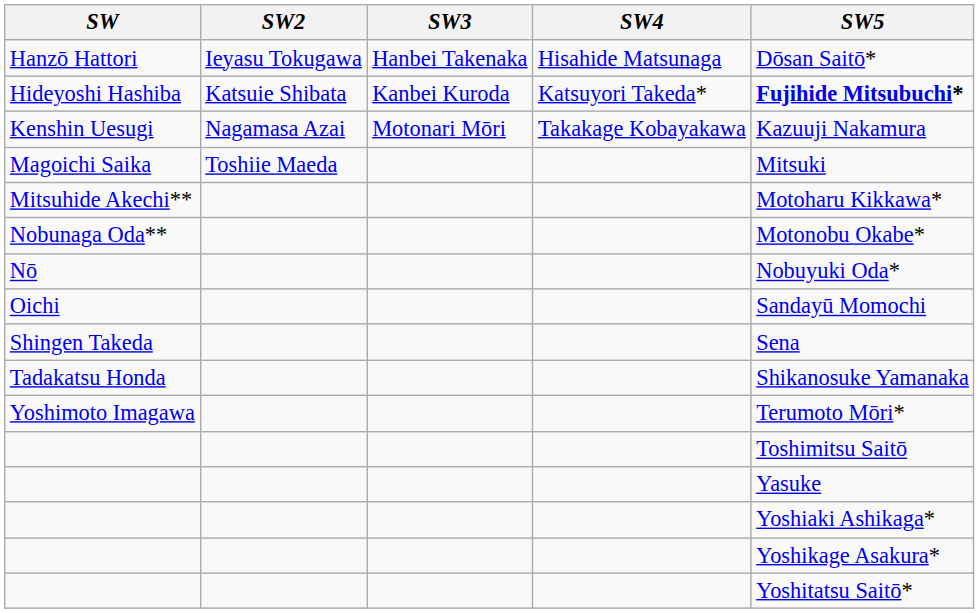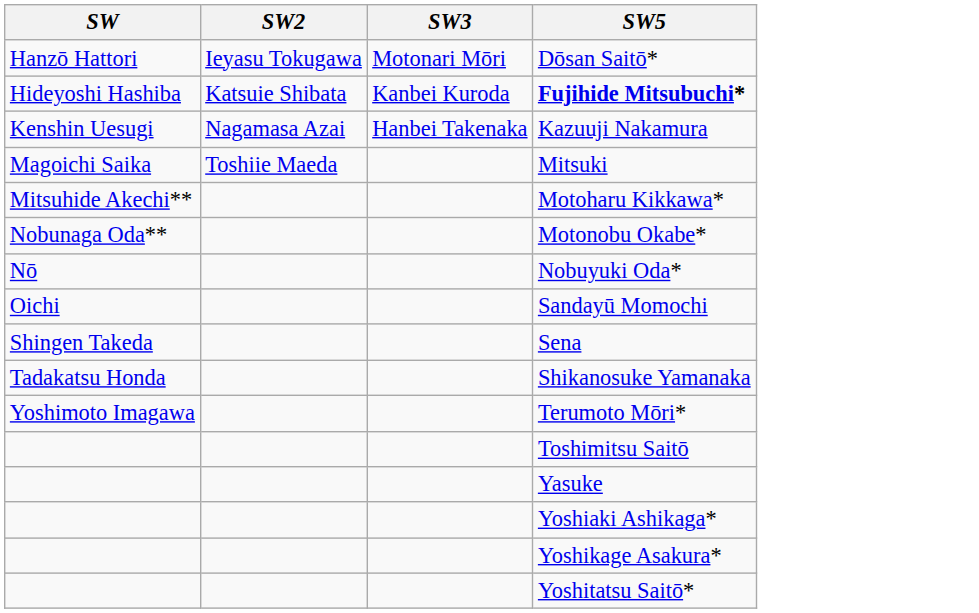- column: (642, 22)
(450, 57) Hanbei Takenaka -> (439, 57) Motonari Mōri
(439, 128) Motonari Mōri -> (450, 128) Hanbei Takenaka
